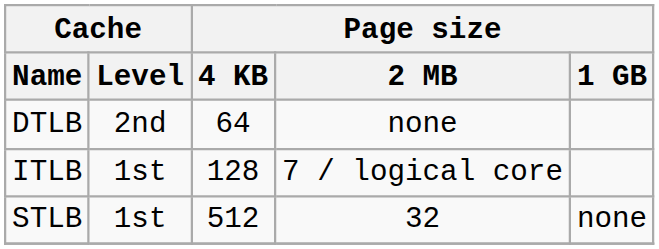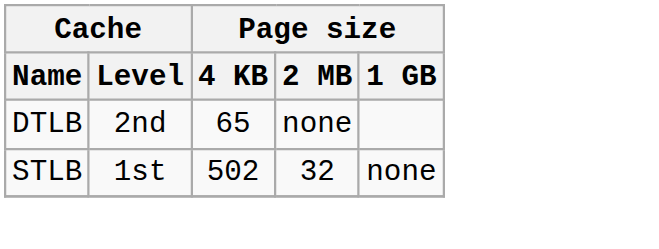(233, 124) 64 -> (233, 124) 65
- row: (47, 172)
(233, 220) 512 -> (233, 172) 502
